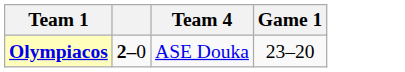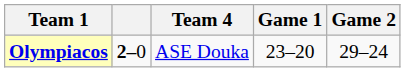+ column: (364, 19)
